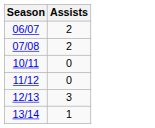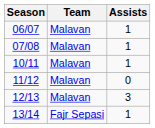+ column: (77, 13)
(69, 30) 2 -> (128, 30) 1
(69, 47) 2 -> (128, 47) 1
(69, 64) 0 -> (128, 64) 1
